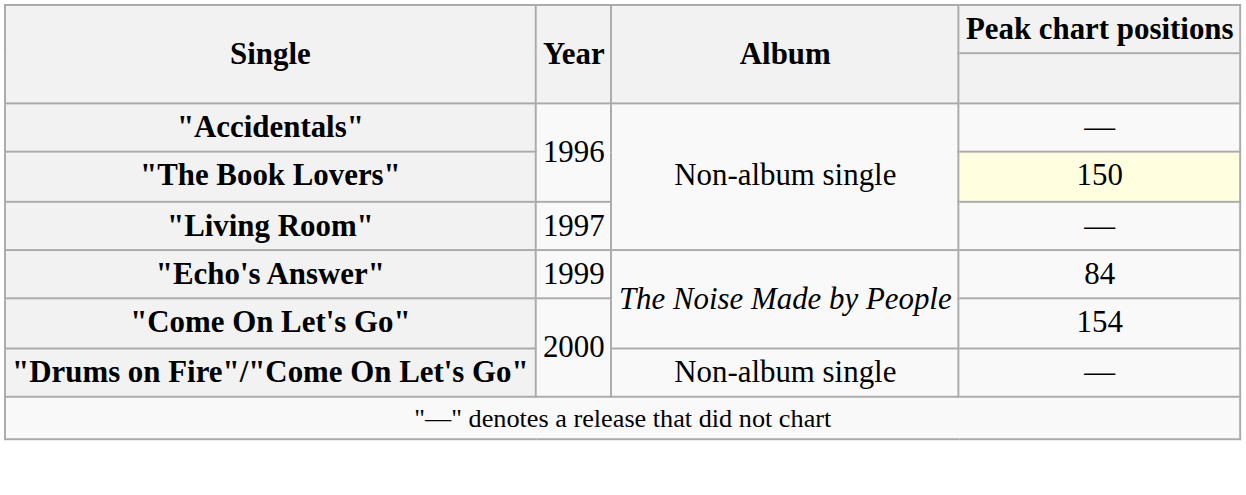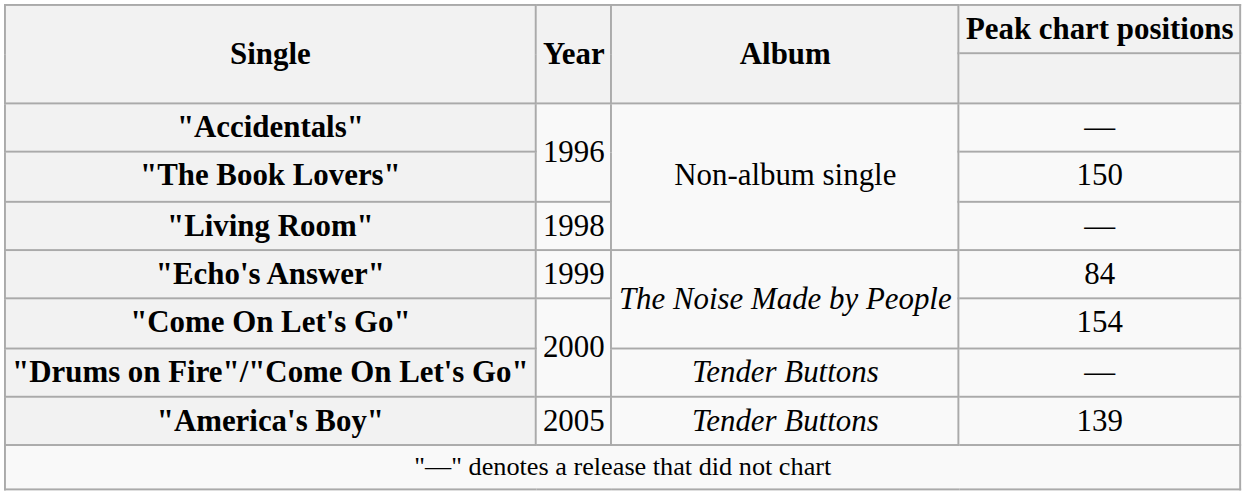(1100, 175) lightyellow background -> (1100, 175) no background
(574, 224) 1997 -> (574, 224) 1998
(785, 371) Non-album single -> (785, 371) Tender Buttons
+ row: (270, 420)
